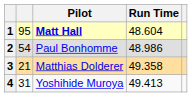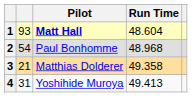(24, 31) 95 -> (24, 31) 93
(146, 48) 48.986 -> (146, 48) 48.968
